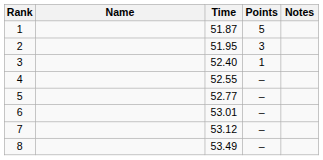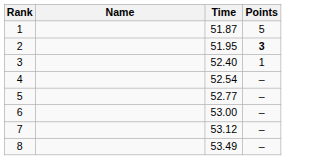- column: (300, 12)
(262, 46) normal -> (262, 46) bold
(224, 79) 52.55 -> (224, 79) 52.54
(224, 113) 53.01 -> (224, 113) 53.00
